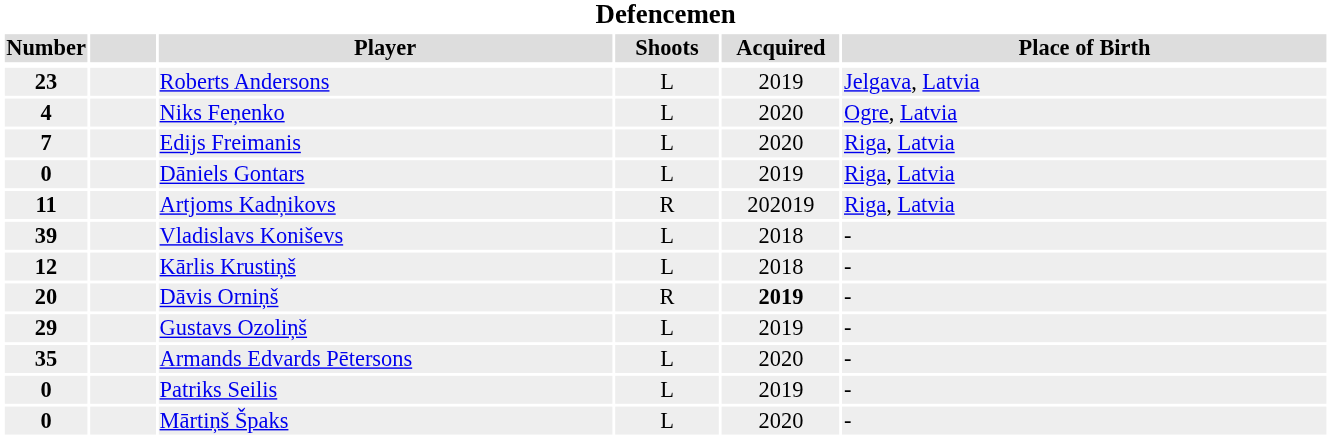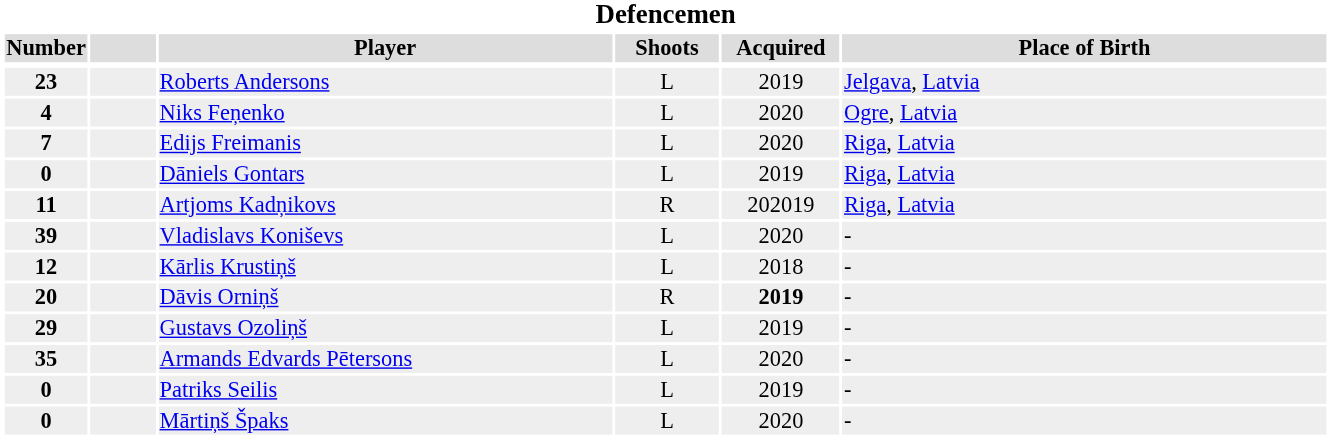(781, 235) 2018 -> (781, 235) 2020
